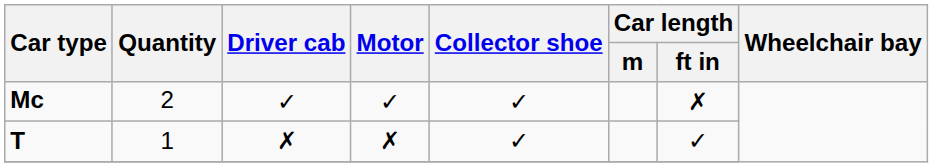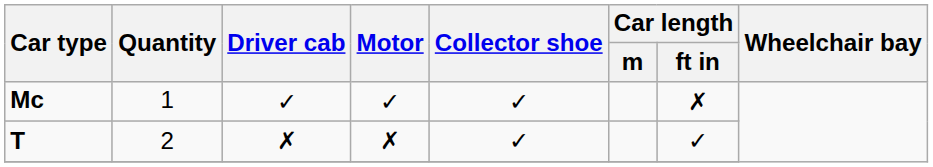(167, 101) 2 -> (167, 101) 1
(167, 140) 1 -> (167, 140) 2
